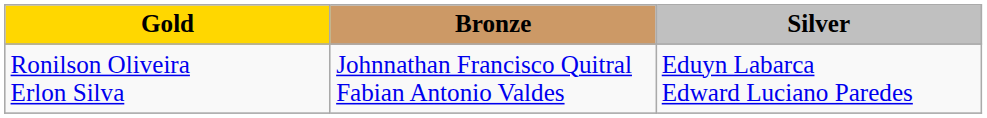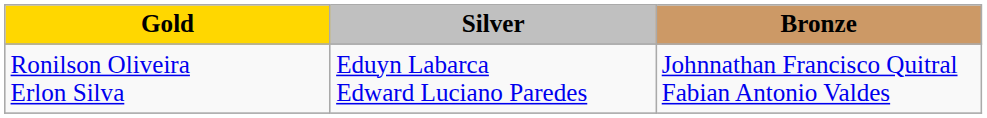columns swapped: (819, 24) <-> (493, 24)
